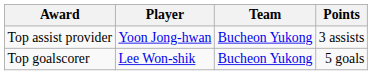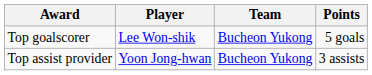rows swapped: (49, 59) <-> (60, 37)
